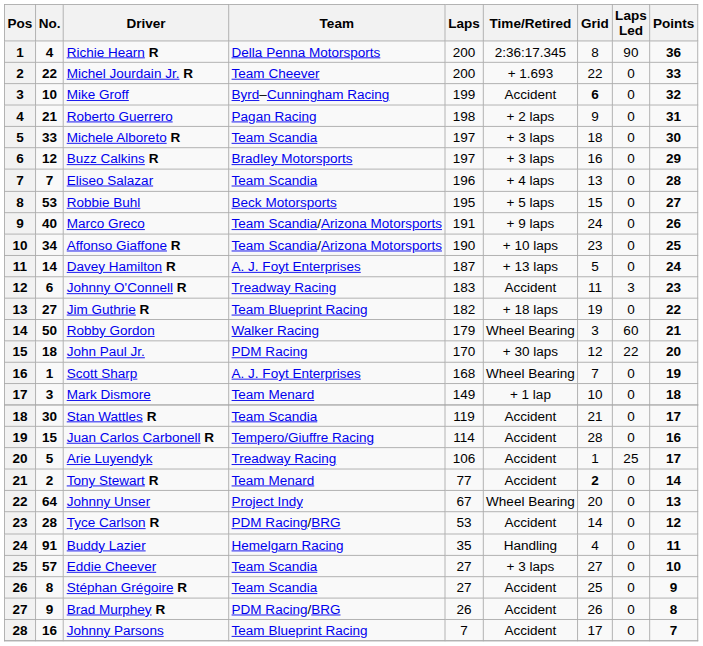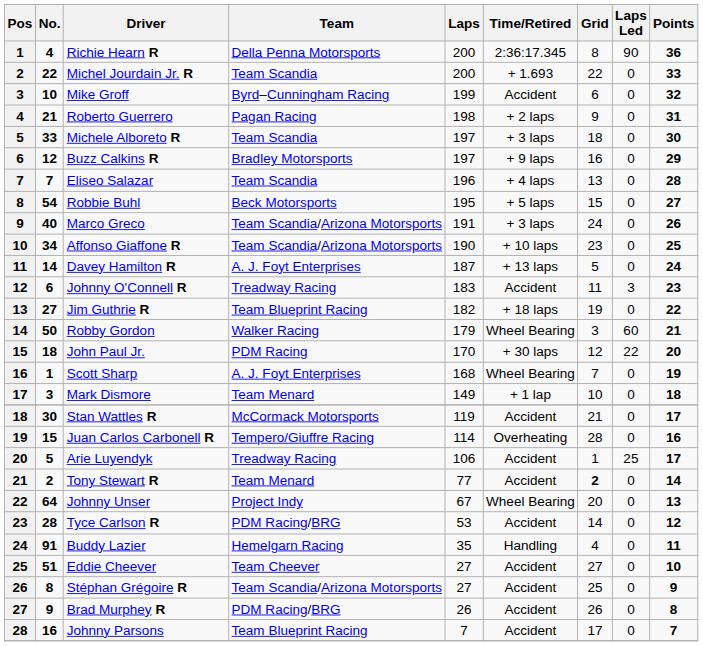(276, 73) Team Cheever -> (274, 73) Team Scandia
(595, 95) bold -> (595, 95) normal
(530, 159) + 3 laps -> (530, 159) + 9 laps
(50, 202) 53 -> (50, 202) 54
(530, 223) + 9 laps -> (530, 223) + 3 laps
(274, 416) Team Scandia -> (305, 416) McCormack Motorsports
(530, 437) Accident -> (530, 437) Overheating
(50, 566) 57 -> (50, 566) 51
(274, 566) Team Scandia -> (276, 566) Team Cheever
(530, 566) + 3 laps -> (530, 566) Accident
(274, 587) Team Scandia -> (337, 587) Team Scandia/Arizona Motorsports
